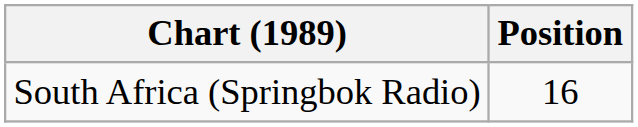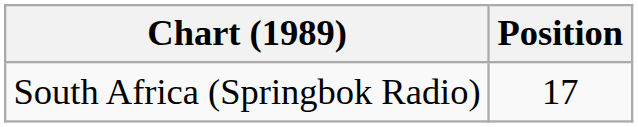(560, 91) 16 -> (560, 91) 17
